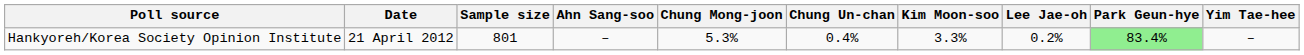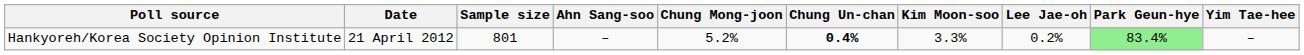(722, 38) 5.3% -> (722, 38) 5.2%
(842, 38) normal -> (842, 38) bold
